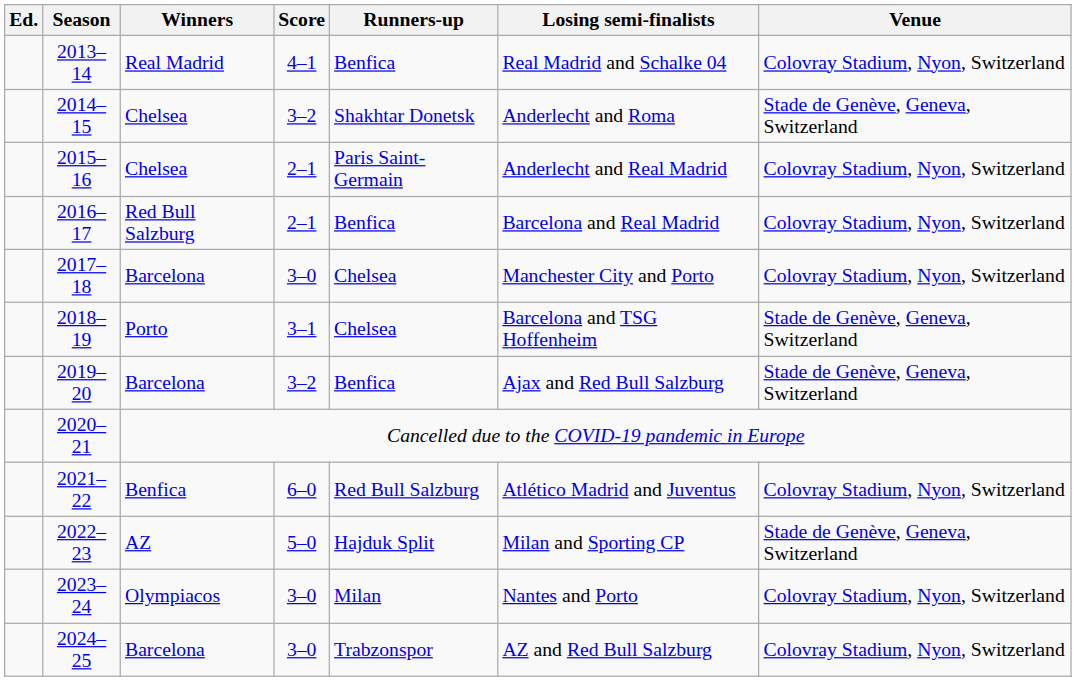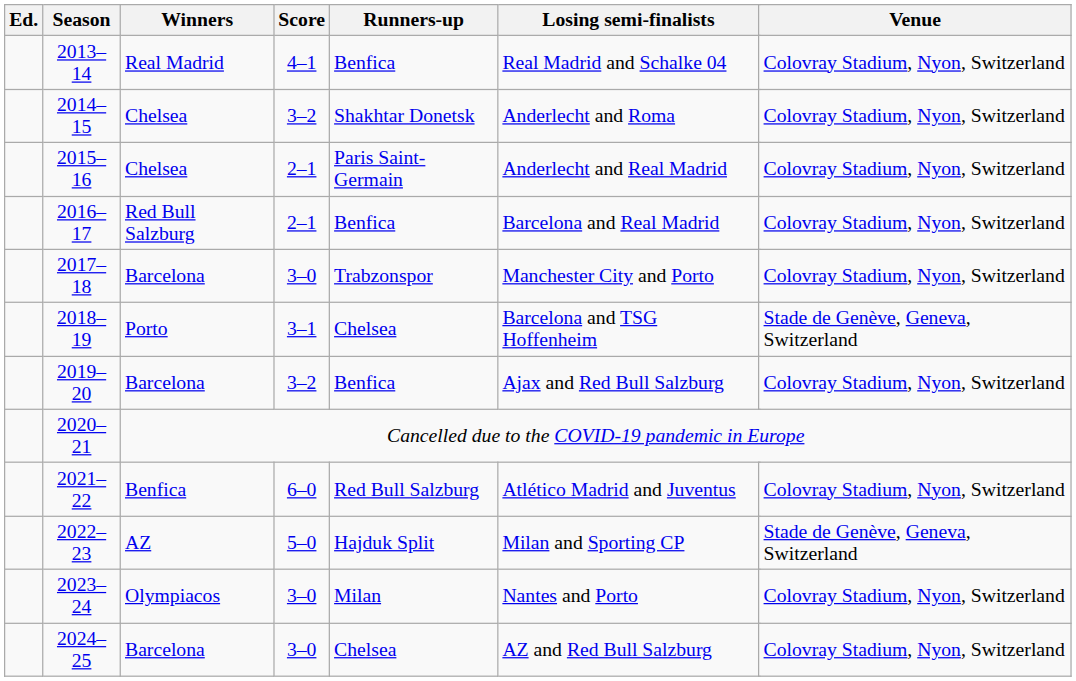(867, 115) Stade de Genève, Geneva, Switzerland -> (914, 115) Colovray Stadium, Nyon, Switzerland
(365, 275) Chelsea -> (383, 275) Trabzonspor
(867, 382) Stade de Genève, Geneva, Switzerland -> (914, 382) Colovray Stadium, Nyon, Switzerland
(383, 649) Trabzonspor -> (365, 649) Chelsea
